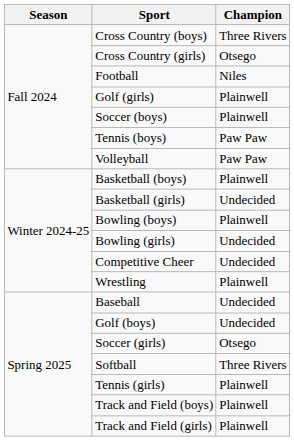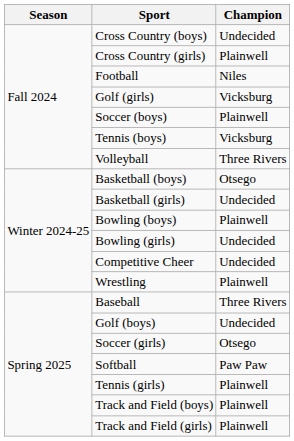(253, 35) Three Rivers -> (247, 35) Undecided
(238, 55) Otsego -> (244, 55) Plainwell
(244, 96) Plainwell -> (246, 96) Vicksburg
(243, 138) Paw Paw -> (246, 138) Vicksburg
(243, 158) Paw Paw -> (253, 158) Three Rivers
(244, 179) Plainwell -> (238, 179) Otsego
(247, 302) Undecided -> (253, 302) Three Rivers
(253, 364) Three Rivers -> (243, 364) Paw Paw
